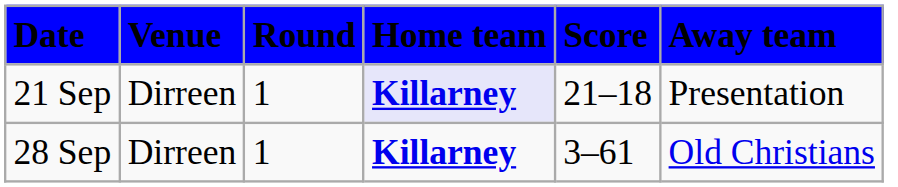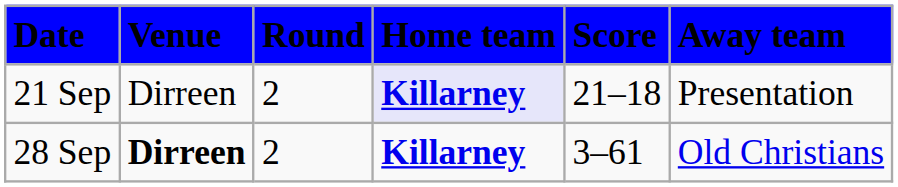(262, 92) 1 -> (271, 92) 2
(182, 150) normal -> (187, 150) bold
(262, 150) 1 -> (271, 150) 2
